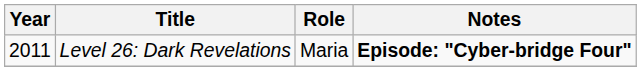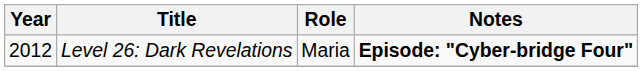(30, 50) 2011 -> (31, 50) 2012
